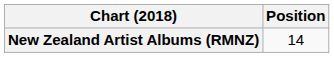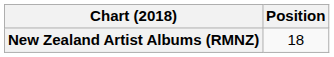(296, 40) 14 -> (296, 40) 18
